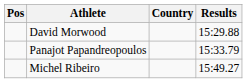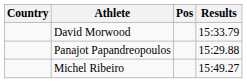columns swapped: (16, 13) <-> (173, 13)
(219, 31) 15:29.88 -> (219, 31) 15:33.79
(219, 50) 15:33.79 -> (219, 50) 15:29.88
